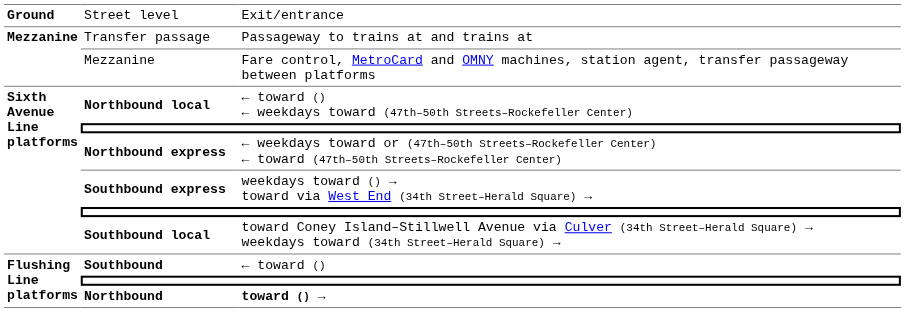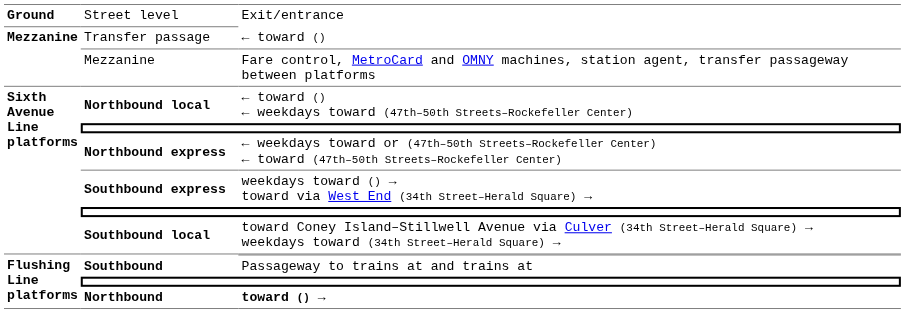(387, 38) Passageway to trains at and trains at -> (284, 37) ← toward ()
(284, 265) ← toward () -> (387, 266) Passageway to trains at and trains at
